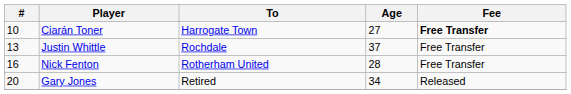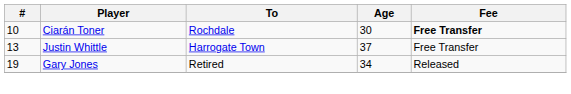(219, 30) Harrogate Town -> (212, 30) Rochdale
(375, 30) 27 -> (366, 30) 30
(204, 47) Rochdale -> (227, 47) Harrogate Town
- row: (70, 64)
(13, 81) 20 -> (13, 64) 19
